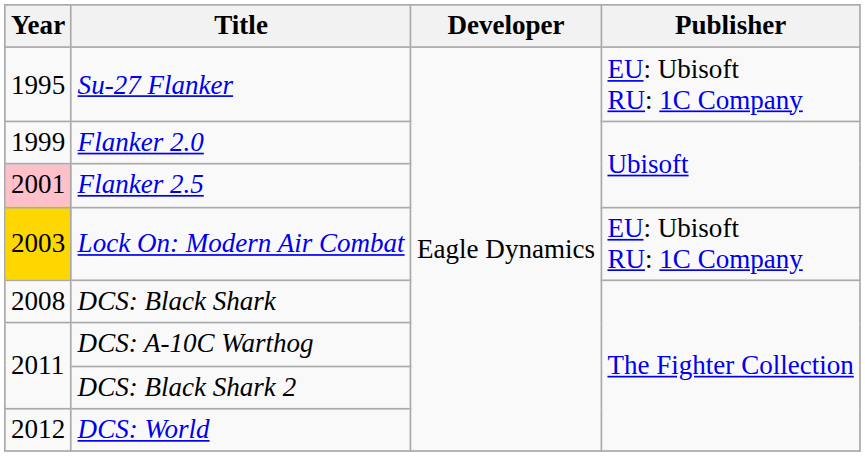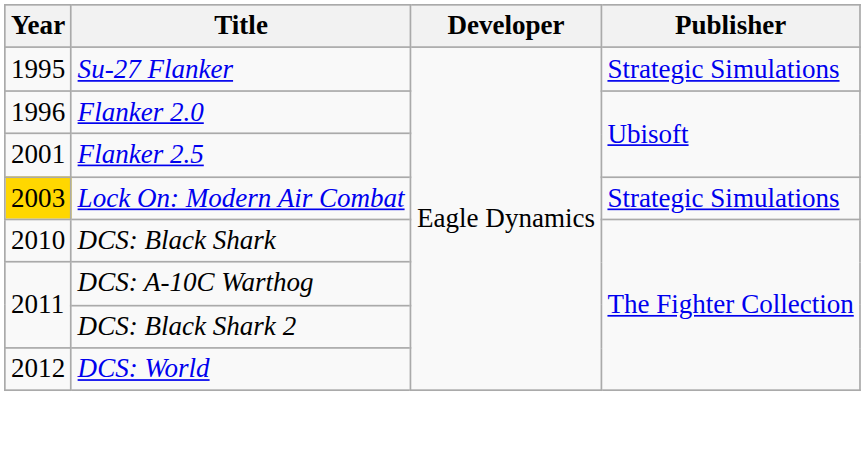(705, 84) EU: Ubisoft RU: 1C Company -> (724, 68) Strategic Simulations
(38, 142) 1999 -> (38, 111) 1996
(38, 185) pink background -> (38, 154) no background
(705, 243) EU: Ubisoft RU: 1C Company -> (724, 197) Strategic Simulations
(38, 301) 2008 -> (38, 240) 2010
